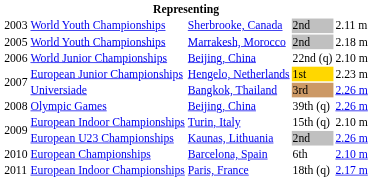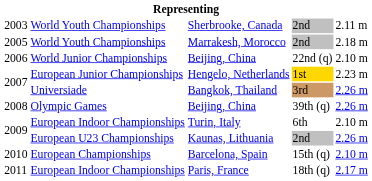(311, 122) 15th (q) -> (300, 122) 6th
(300, 154) 6th -> (311, 154) 15th (q)
